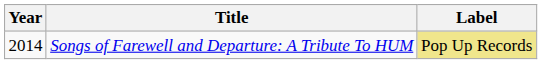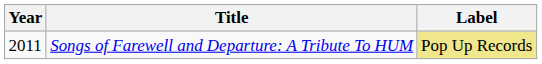(25, 44) 2014 -> (25, 44) 2011
